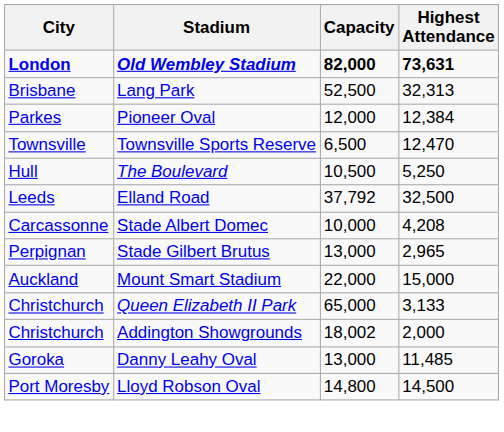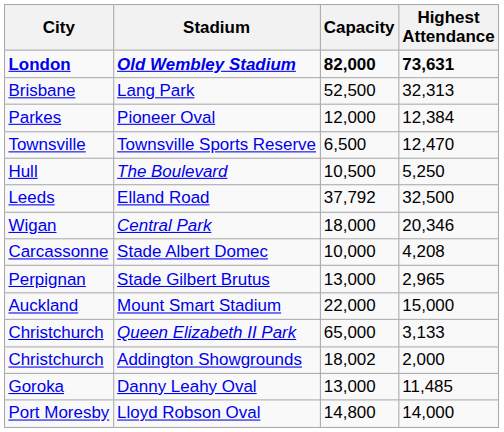+ row: (164, 225)
(428, 386) 14,500 -> (428, 413) 14,000
